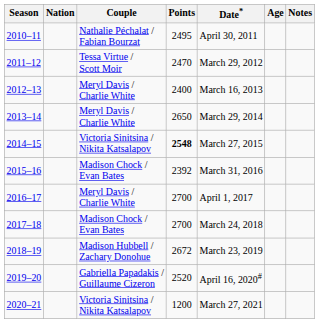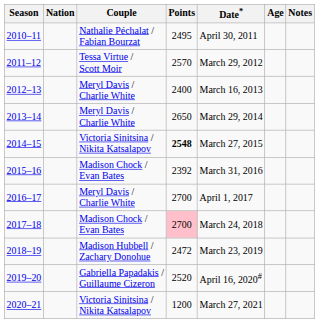(182, 63) 2470 -> (182, 63) 2570
(182, 224) no background -> (182, 224) pink background
(182, 251) 2672 -> (182, 251) 2472
